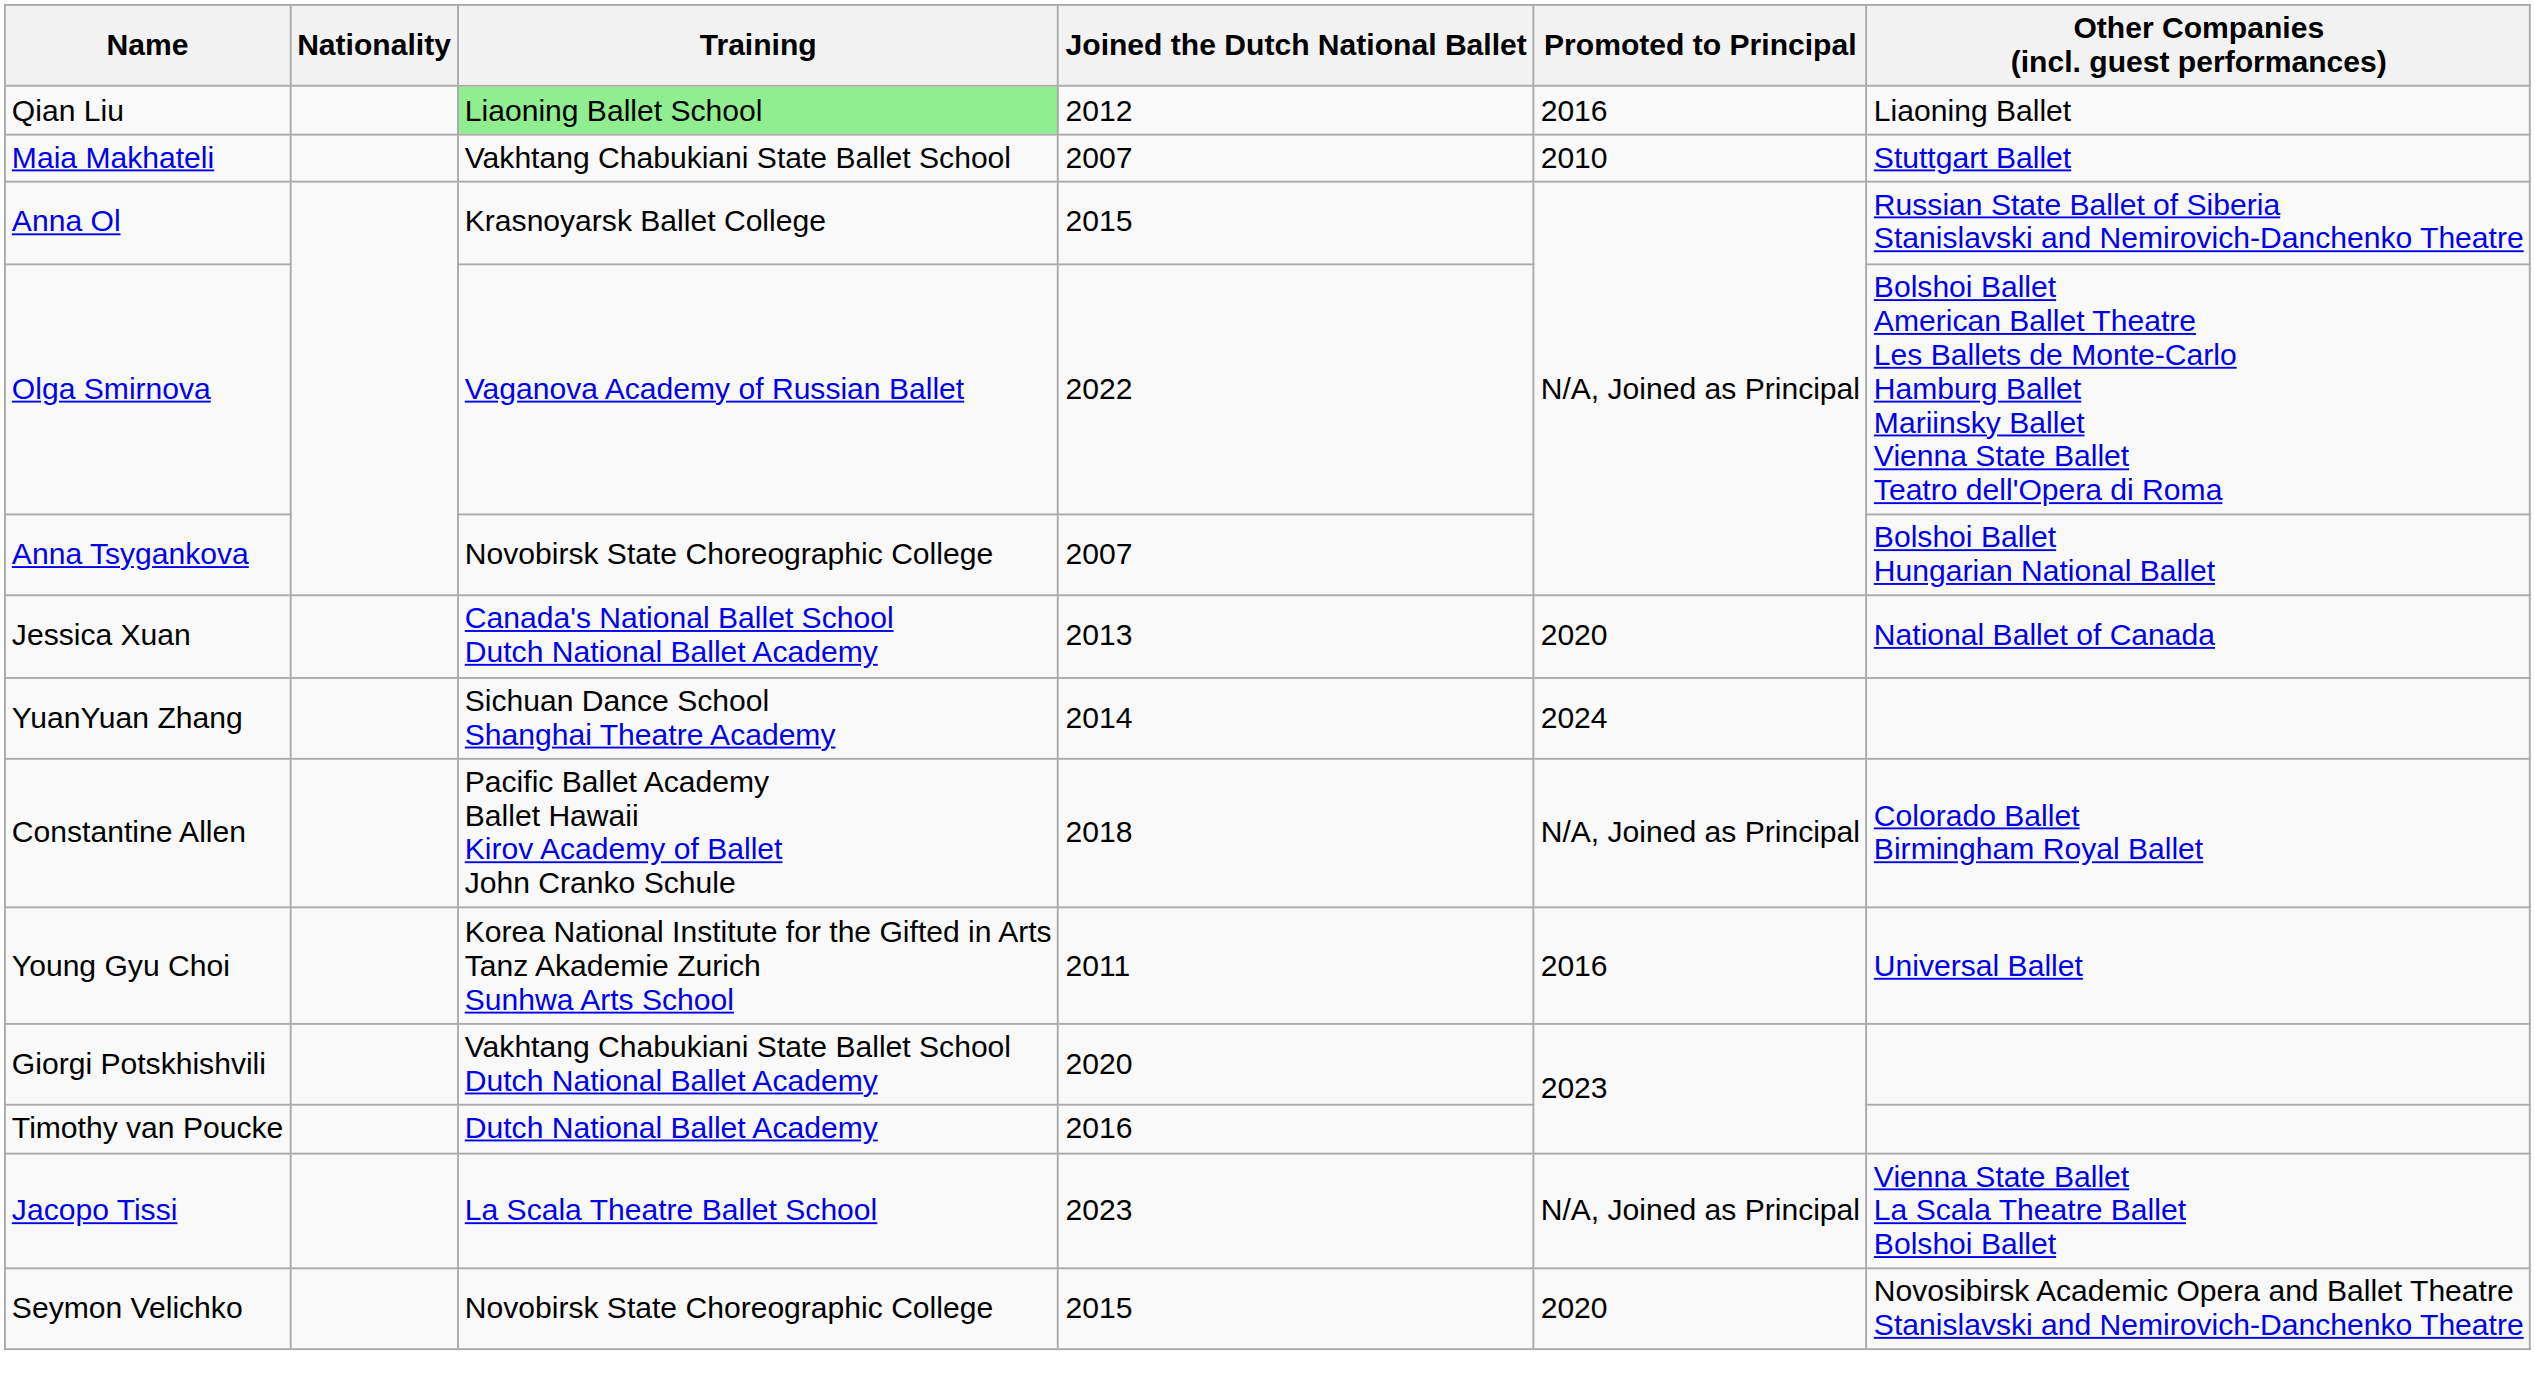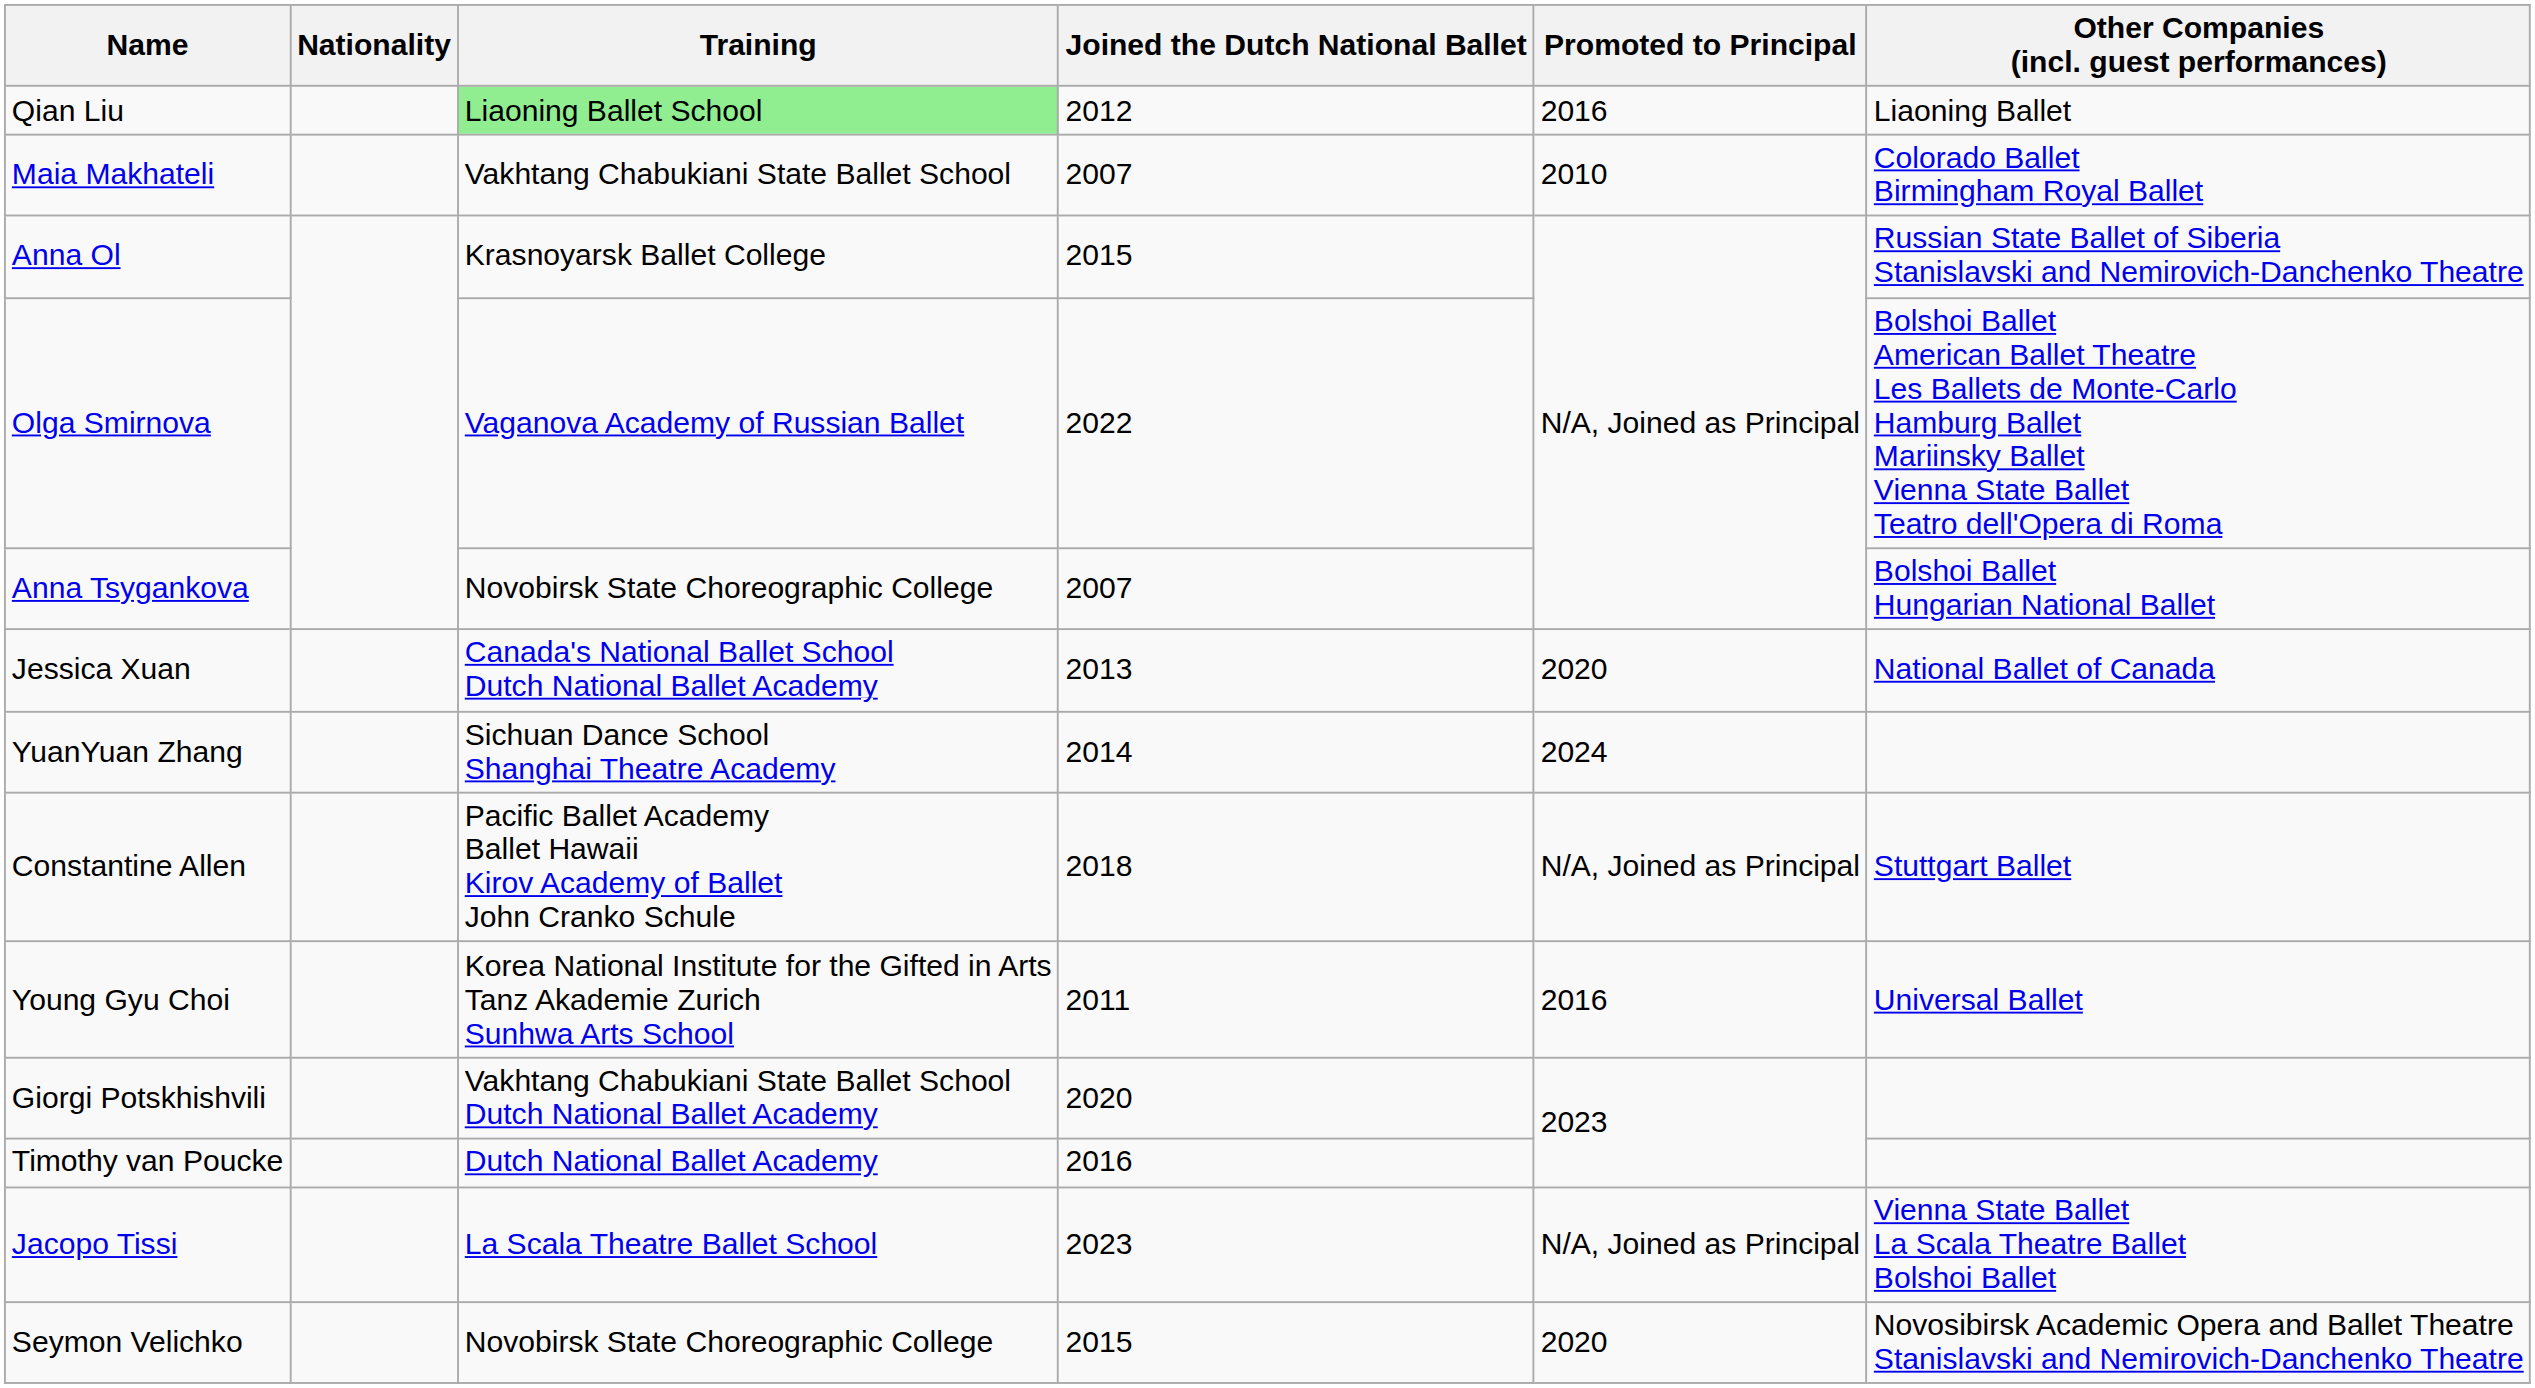(1973, 157) Stuttgart Ballet -> (2039, 174) Colorado Ballet Birmingham Royal Ballet
(2039, 832) Colorado Ballet Birmingham Royal Ballet -> (1973, 866) Stuttgart Ballet
